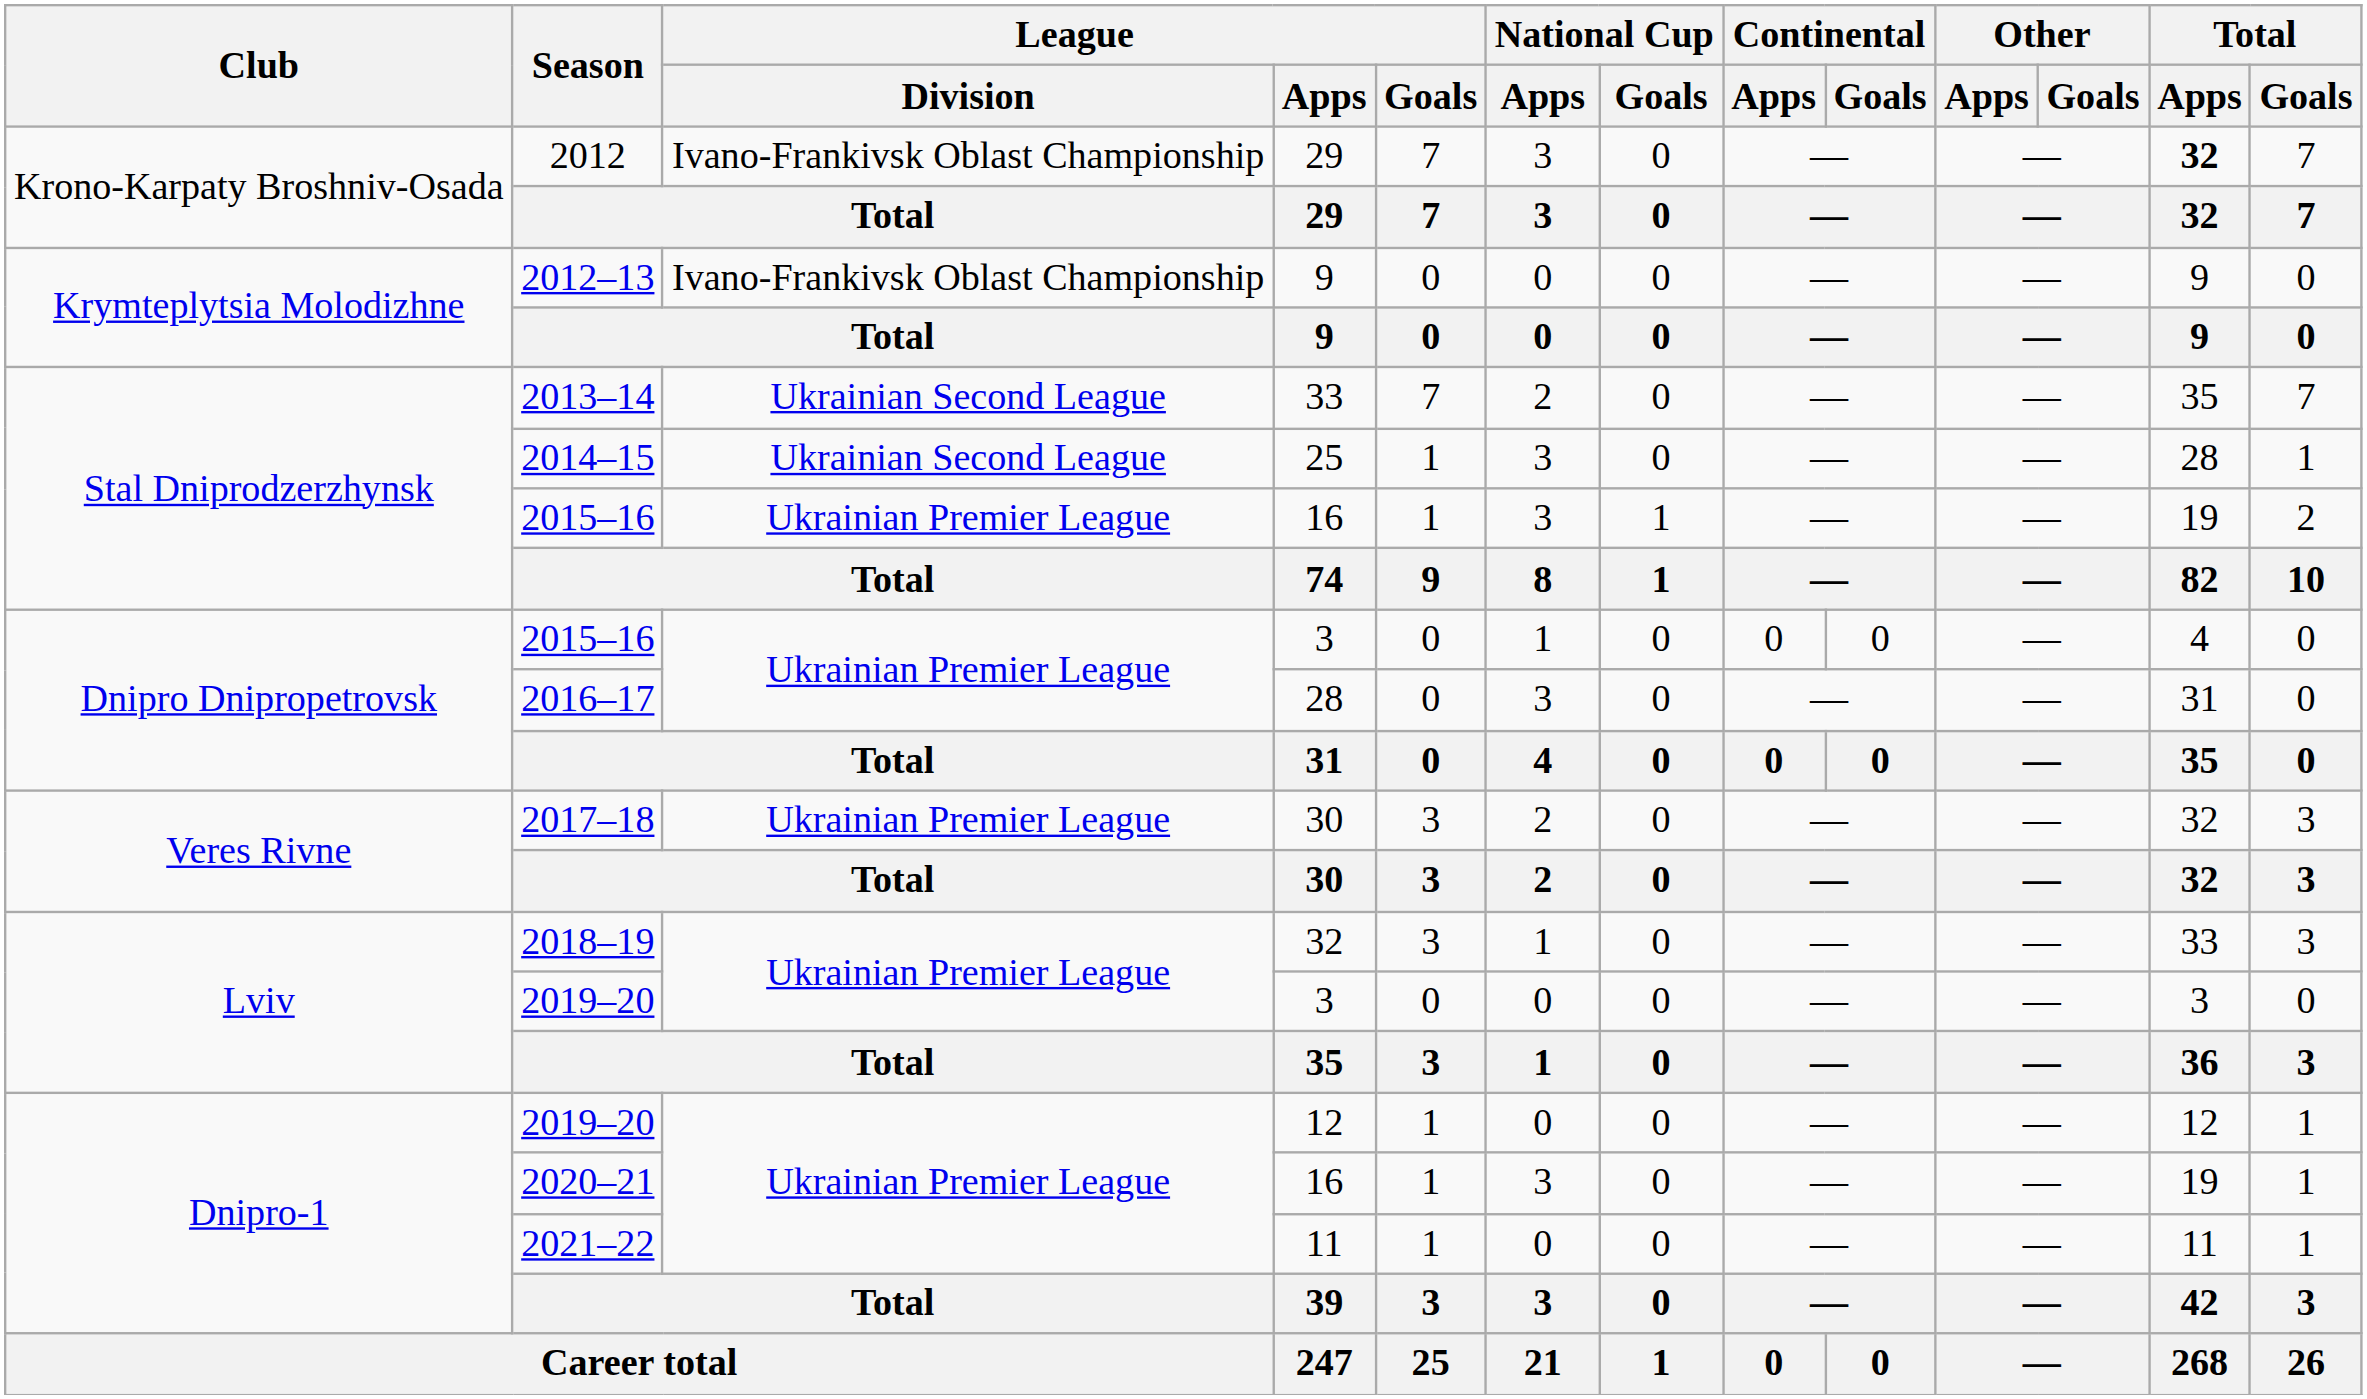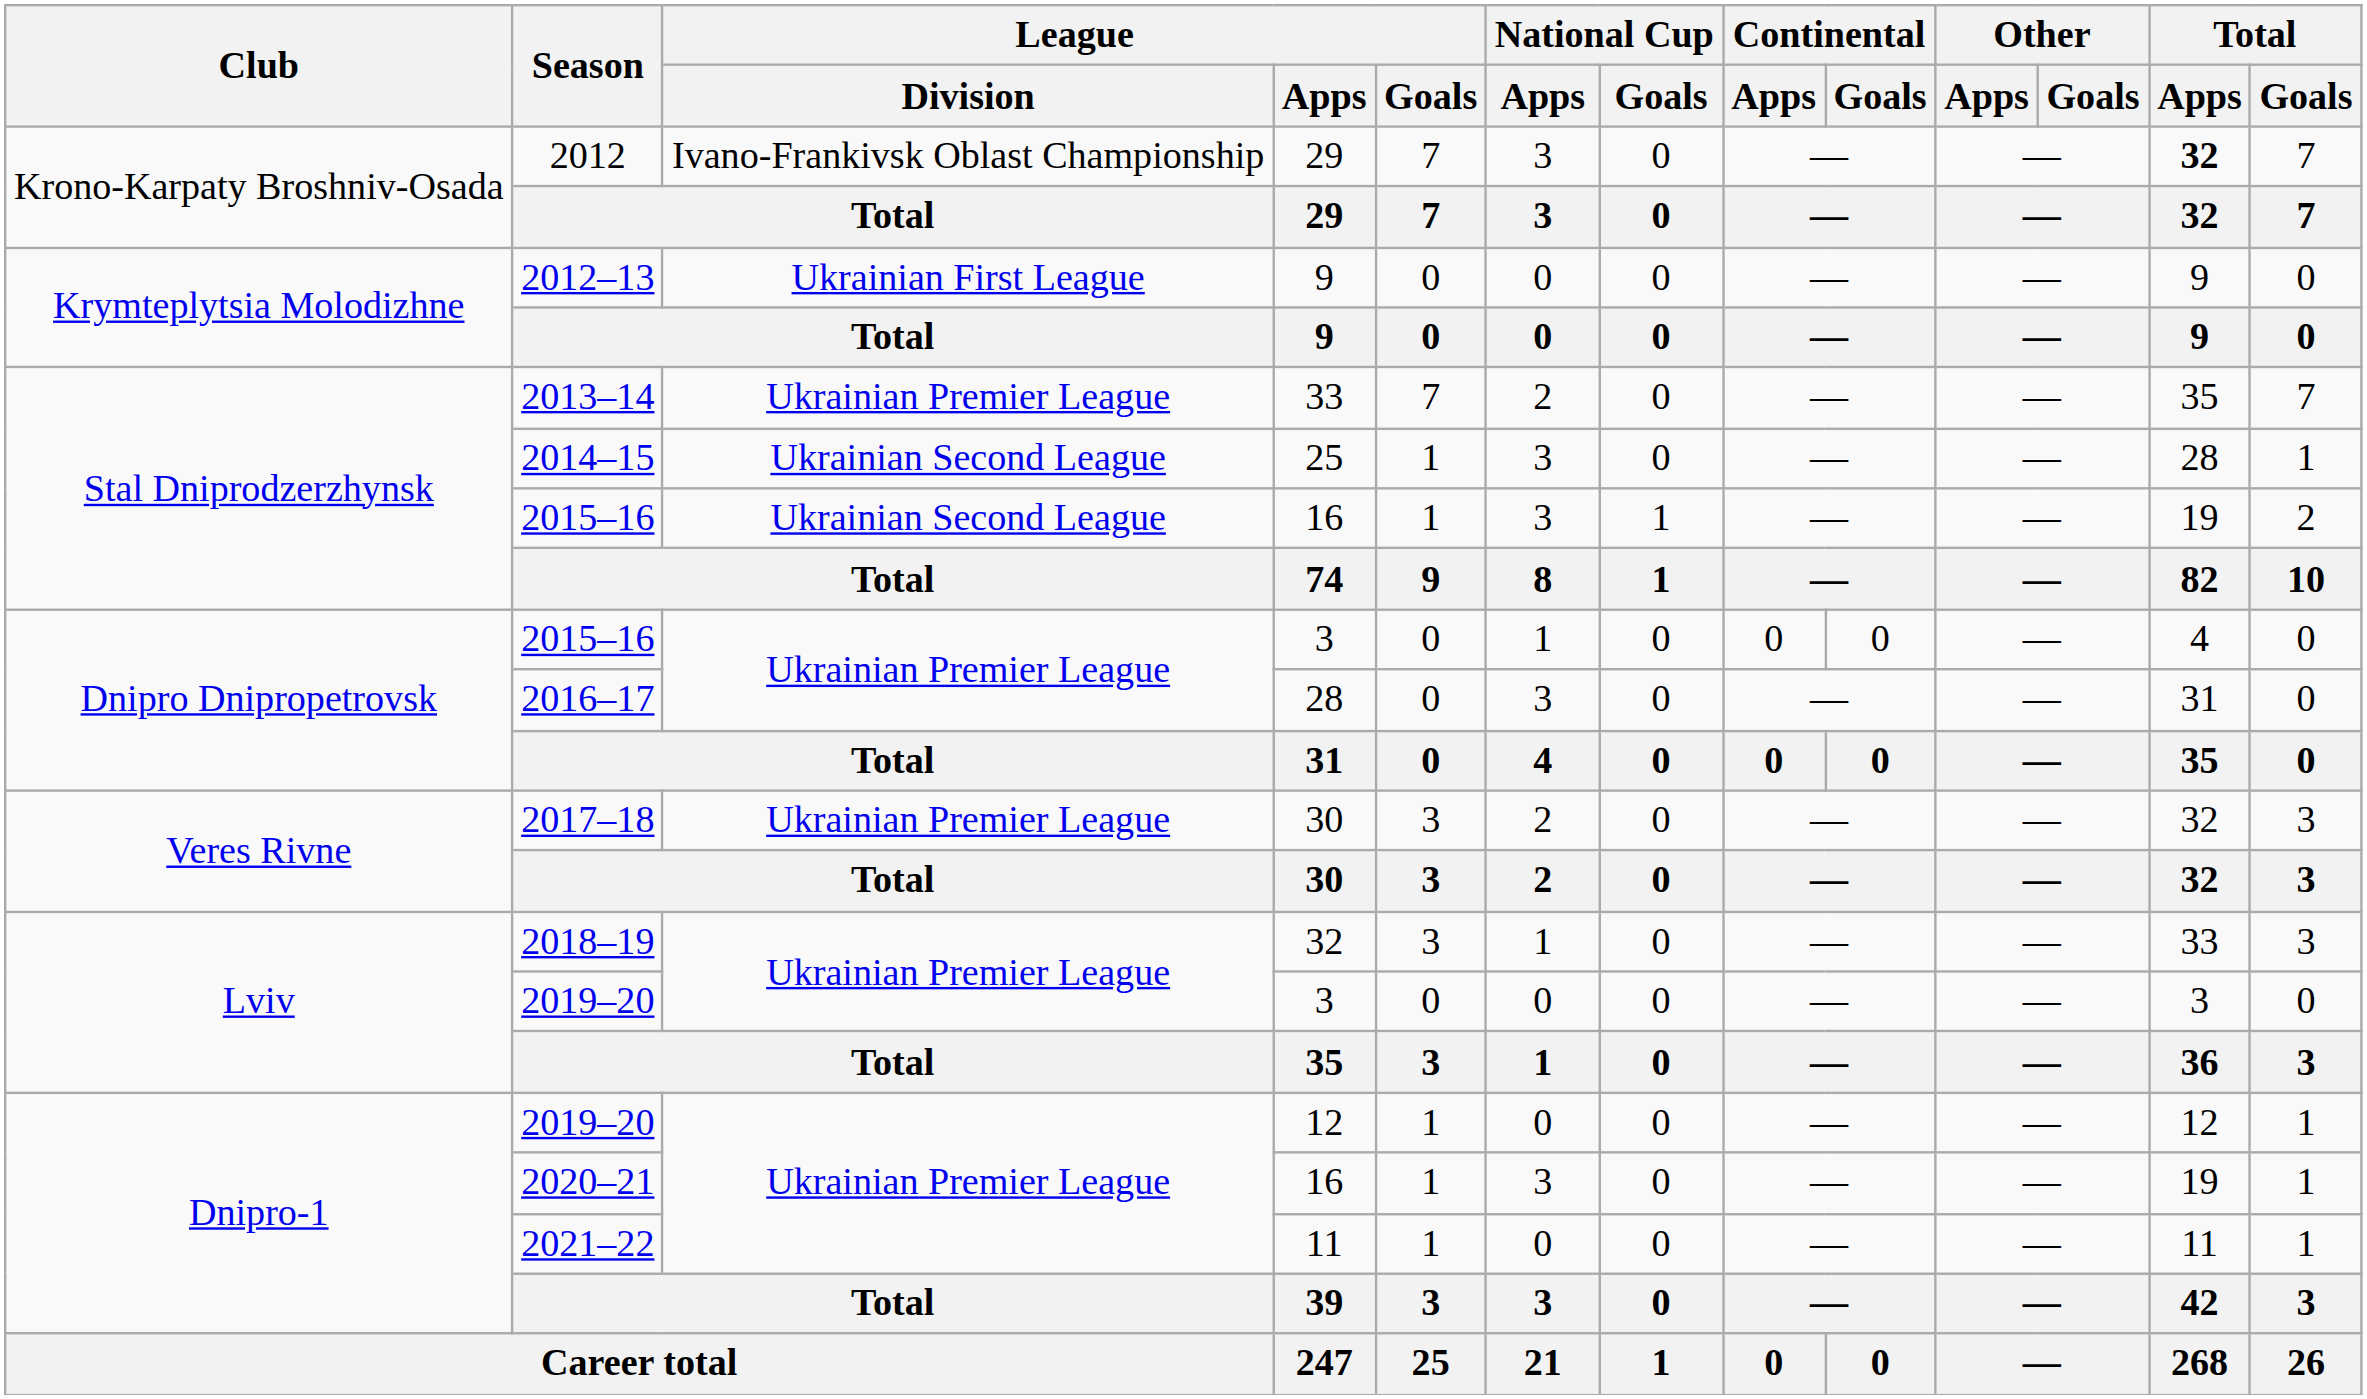(968, 276) Ivano-Frankivsk Oblast Championship -> (968, 276) Ukrainian First League
(968, 397) Ukrainian Second League -> (968, 397) Ukrainian Premier League
(968, 517) Ukrainian Premier League -> (968, 517) Ukrainian Second League
